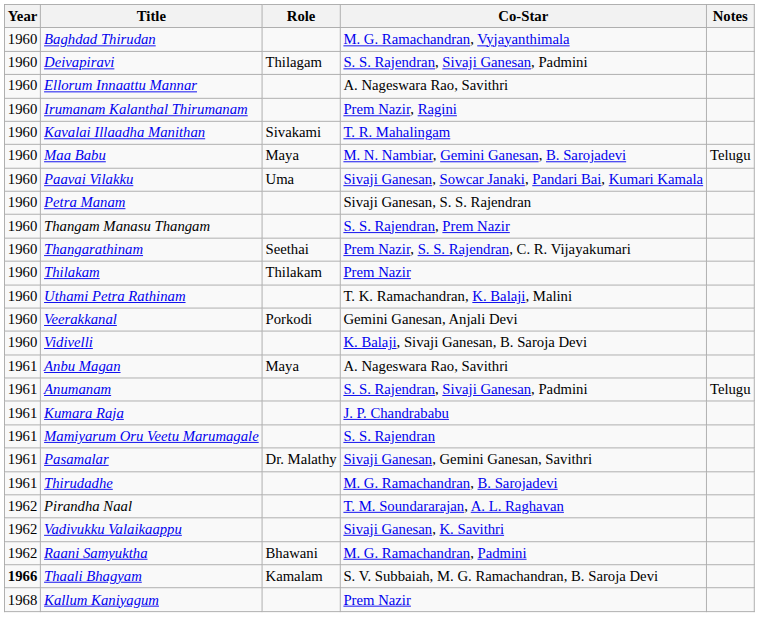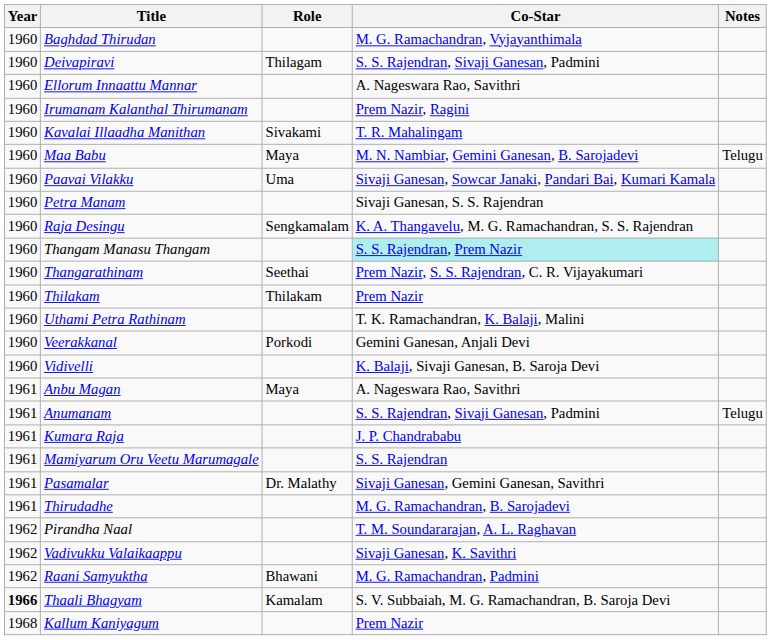+ row: (84, 226)
(427, 226) no background -> (439, 249) paleturquoise background
